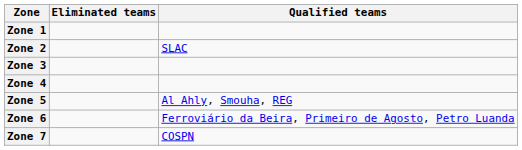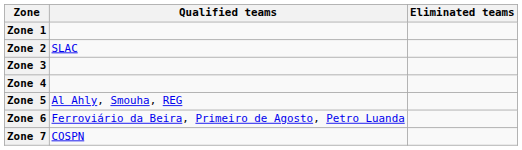columns swapped: (338, 14) <-> (104, 14)
